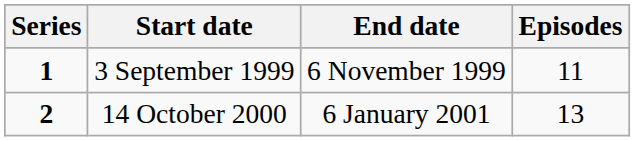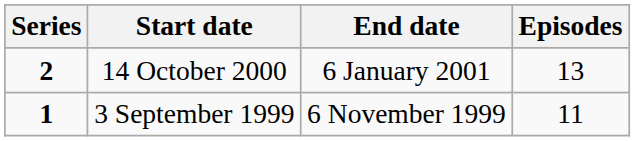rows swapped: (194, 69) <-> (194, 113)
